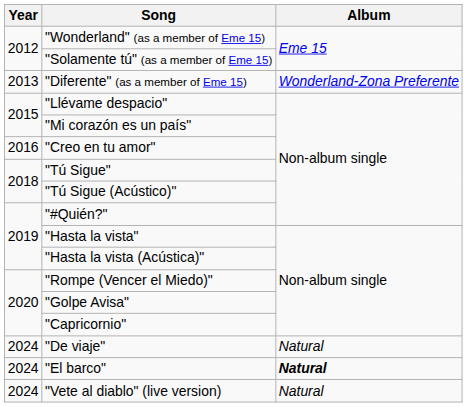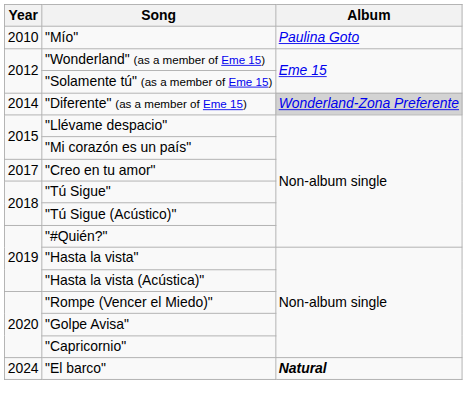+ row: (62, 37)
(23, 81) 2013 -> (23, 103) 2014
(369, 81) no background -> (369, 103) lightgrey background
(23, 147) 2016 -> (23, 170) 2017
- row: (75, 346)
- row: (133, 390)
